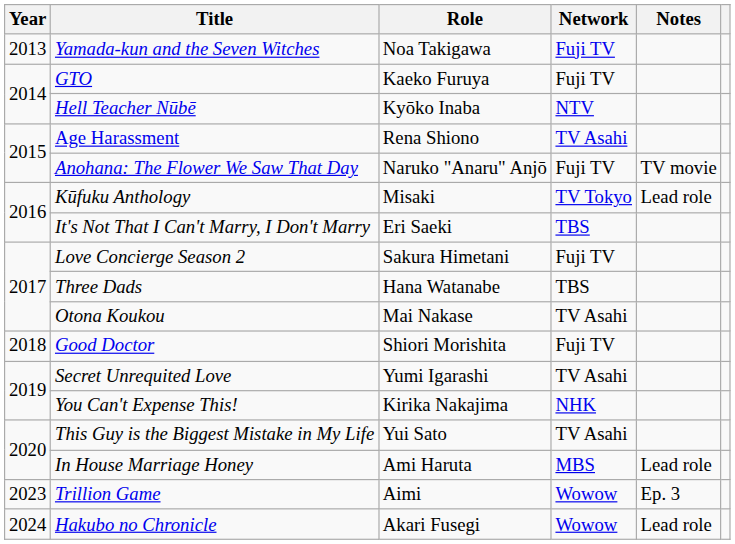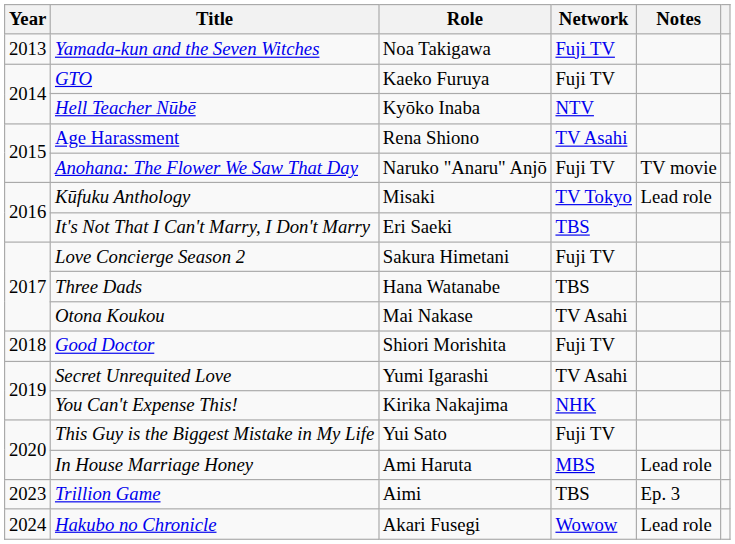(591, 434) TV Asahi -> (585, 434) Fuji TV
(586, 494) Wowow -> (573, 494) TBS
